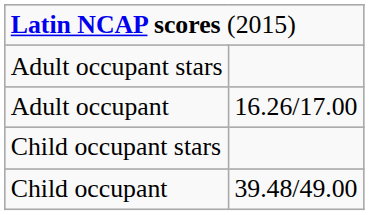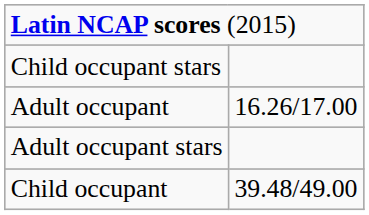rows swapped: (117, 65) <-> (116, 147)
